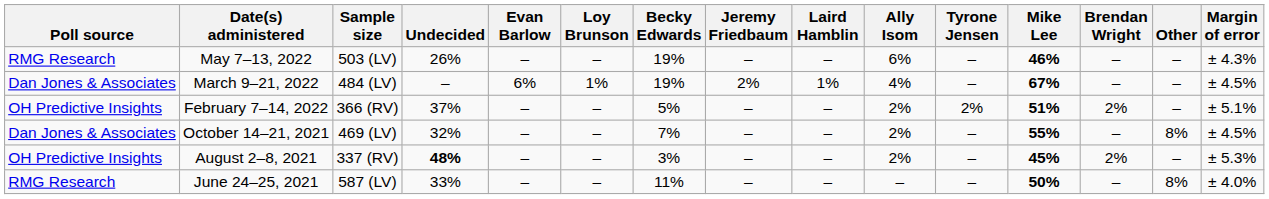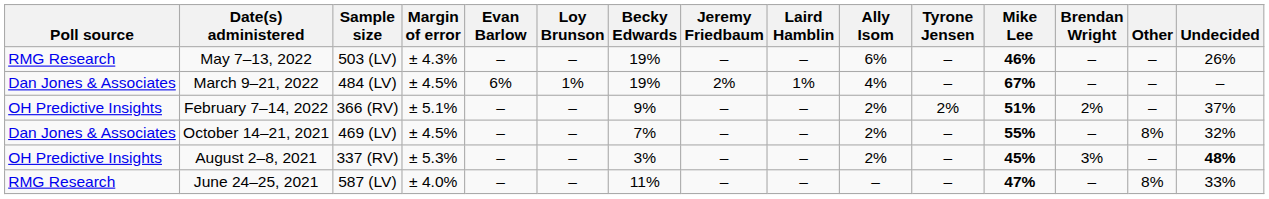columns swapped: (1232, 26) <-> (445, 34)
(669, 108) 5% -> (645, 108) 9%
(1116, 157) 2% -> (1092, 157) 3%
(1044, 182) 50% -> (1020, 182) 47%
